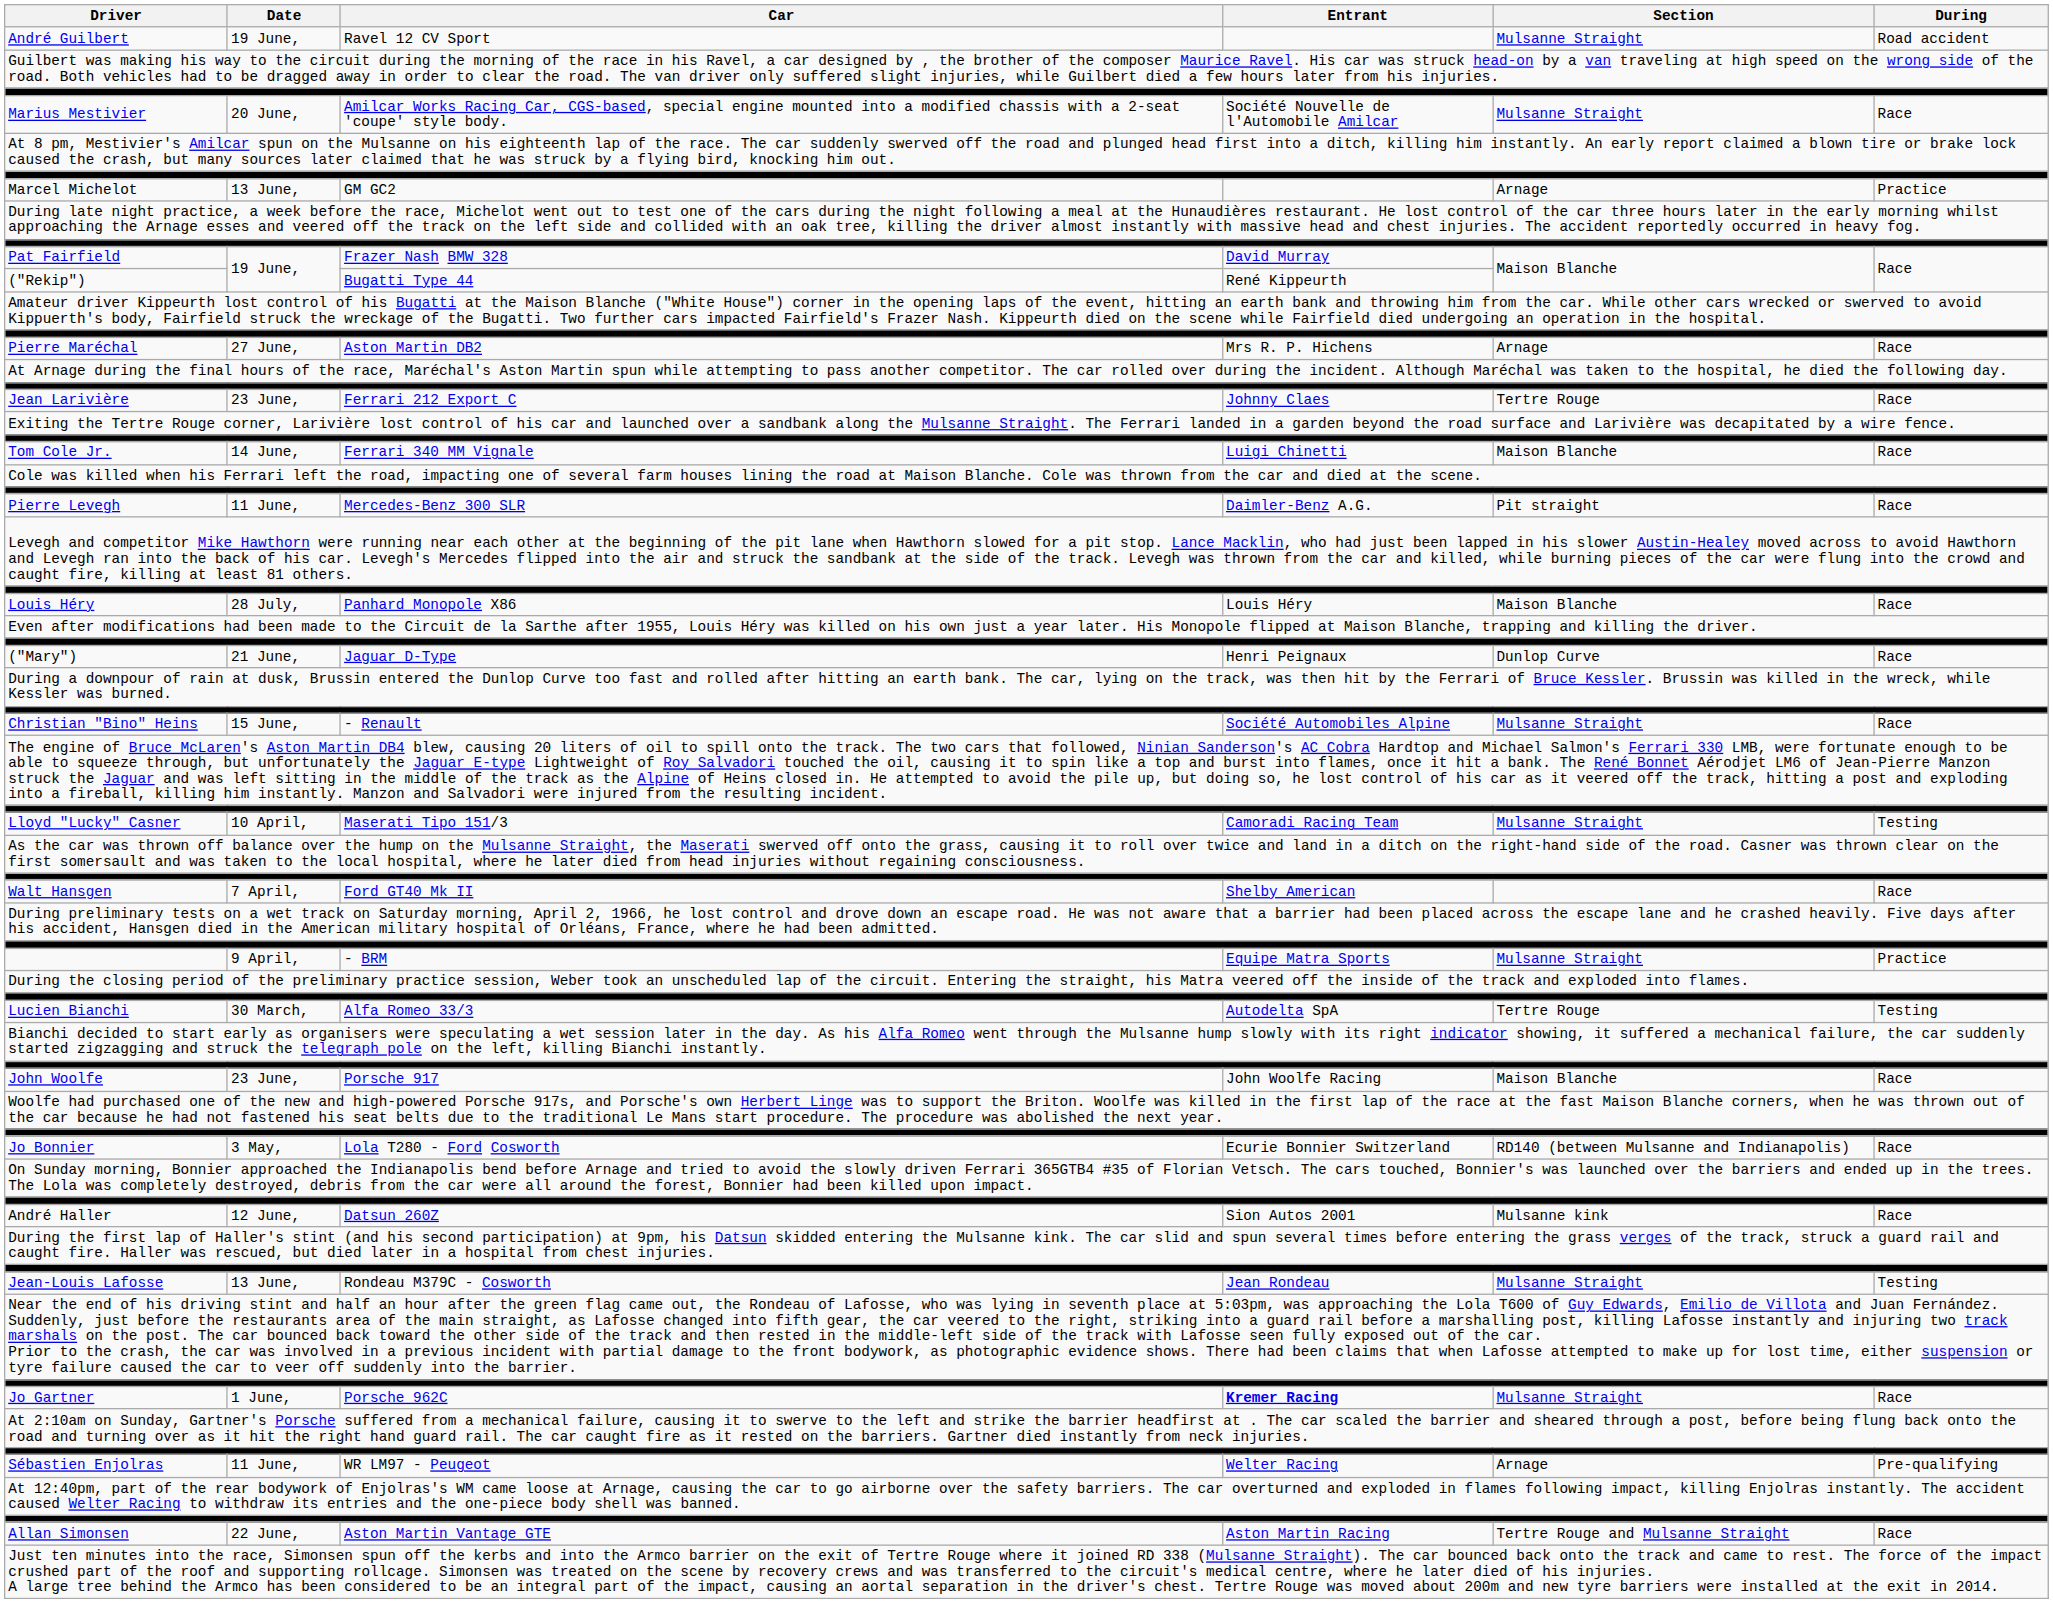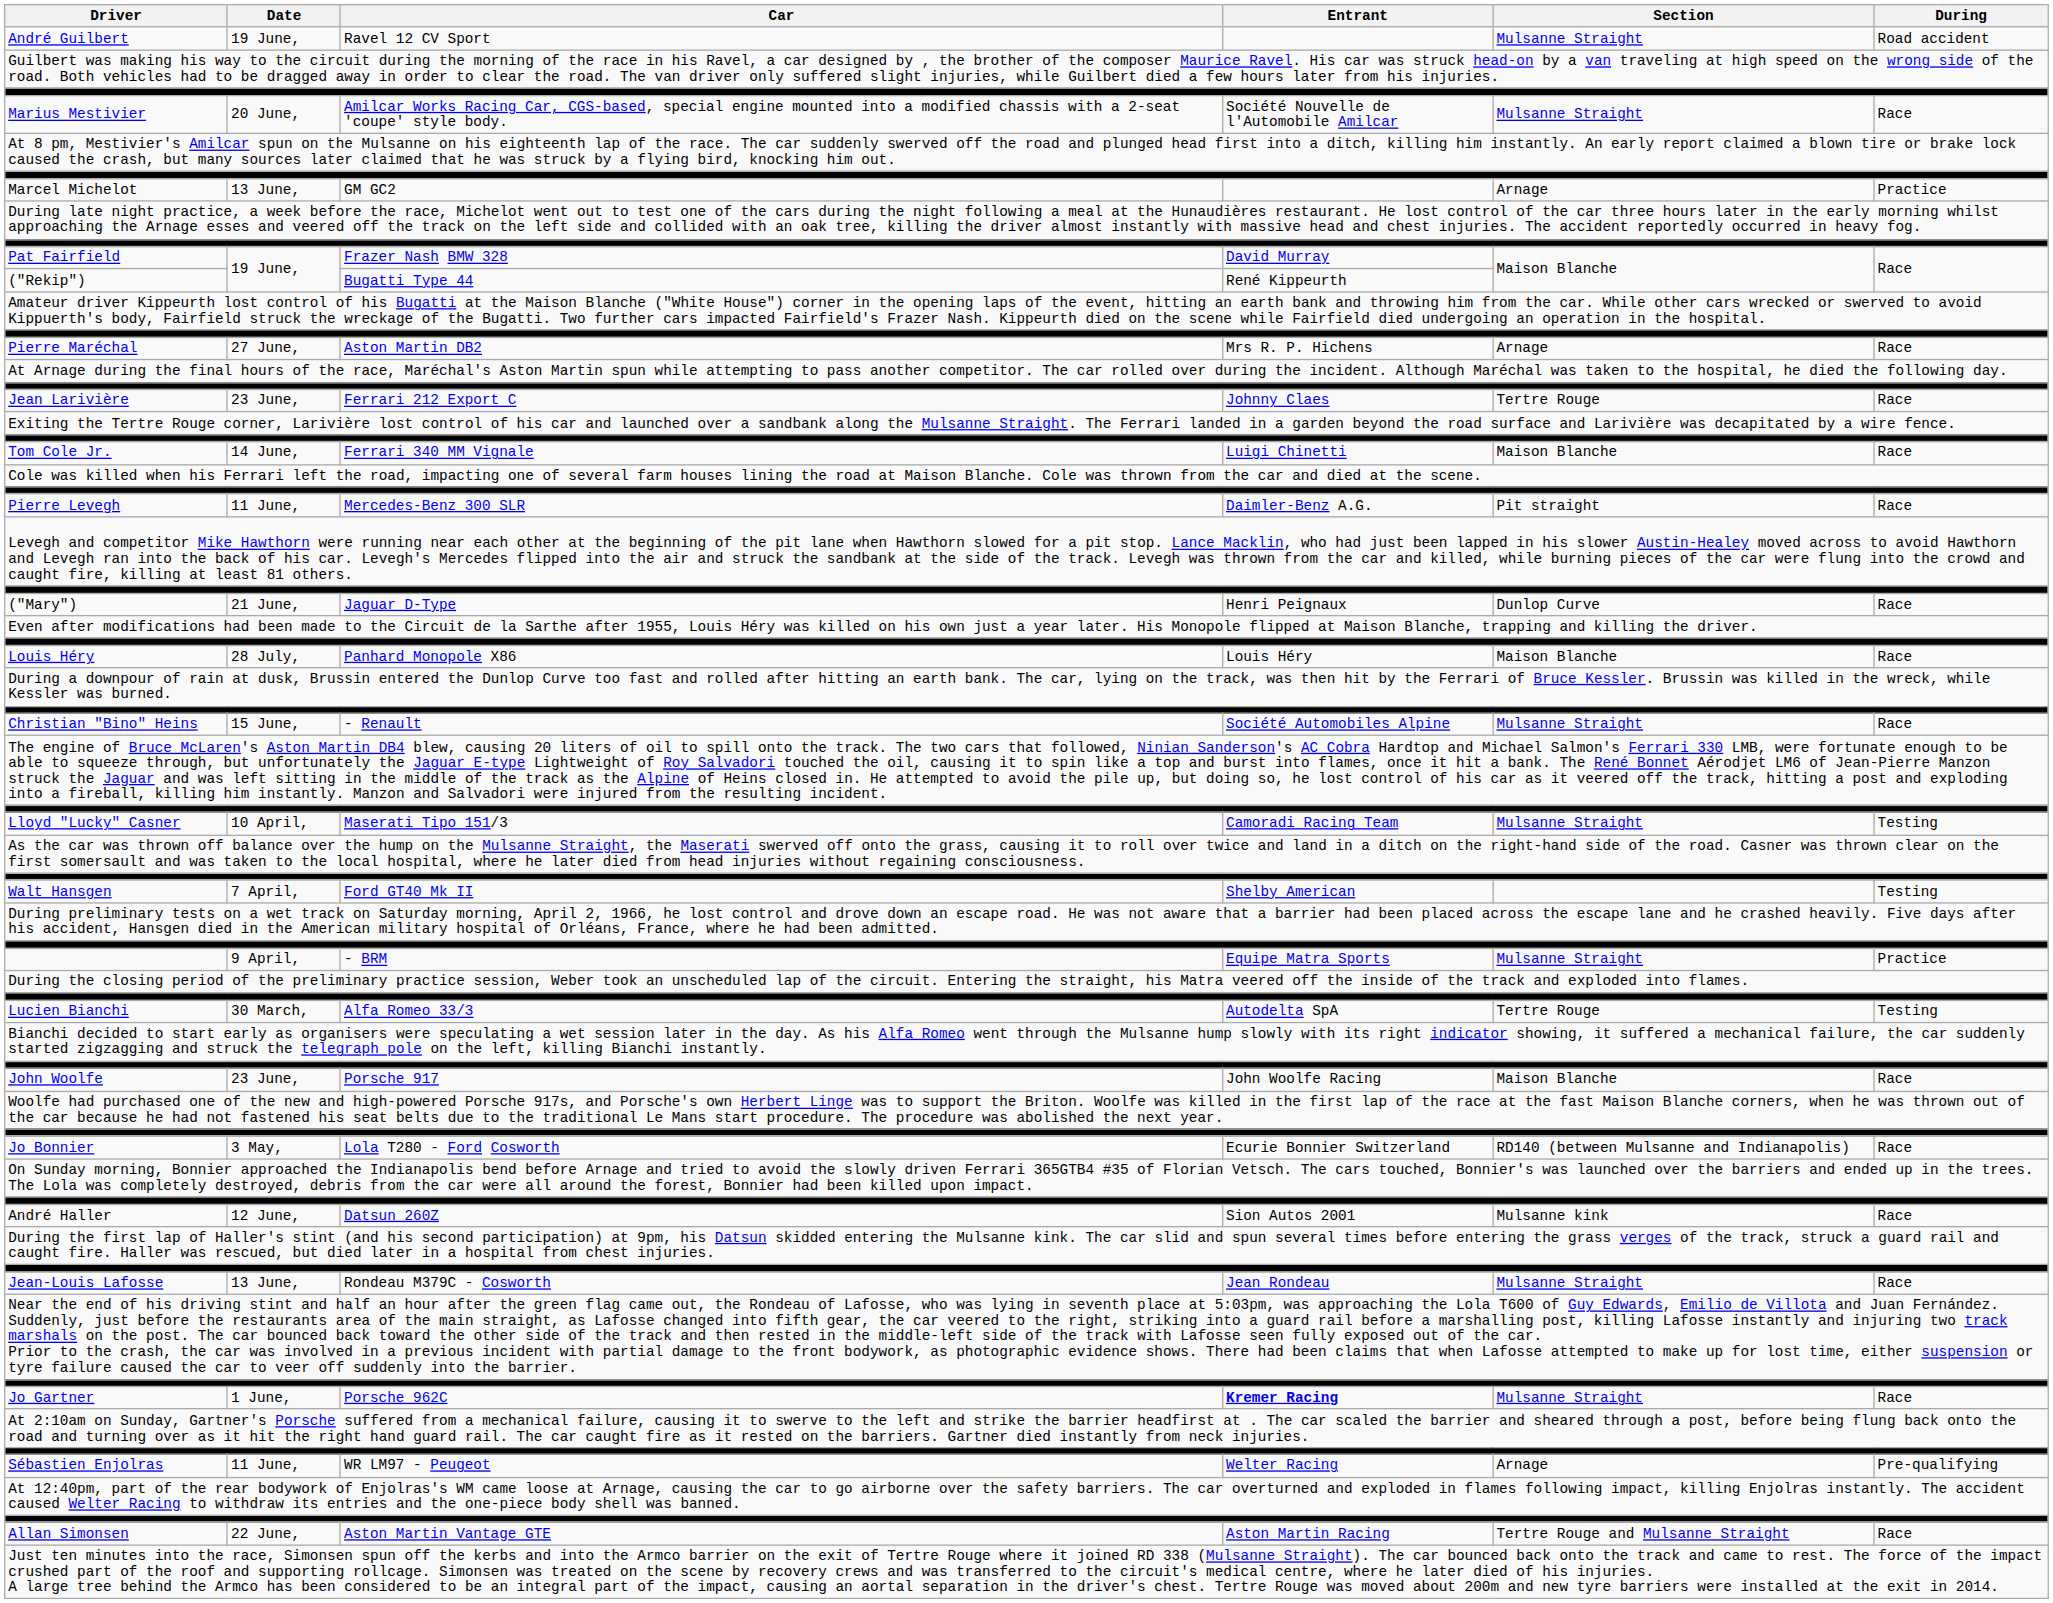rows swapped: (51, 604) <-> (43, 657)
(1895, 891) Race -> (1908, 891) Testing
(1908, 1283) Testing -> (1895, 1283) Race
